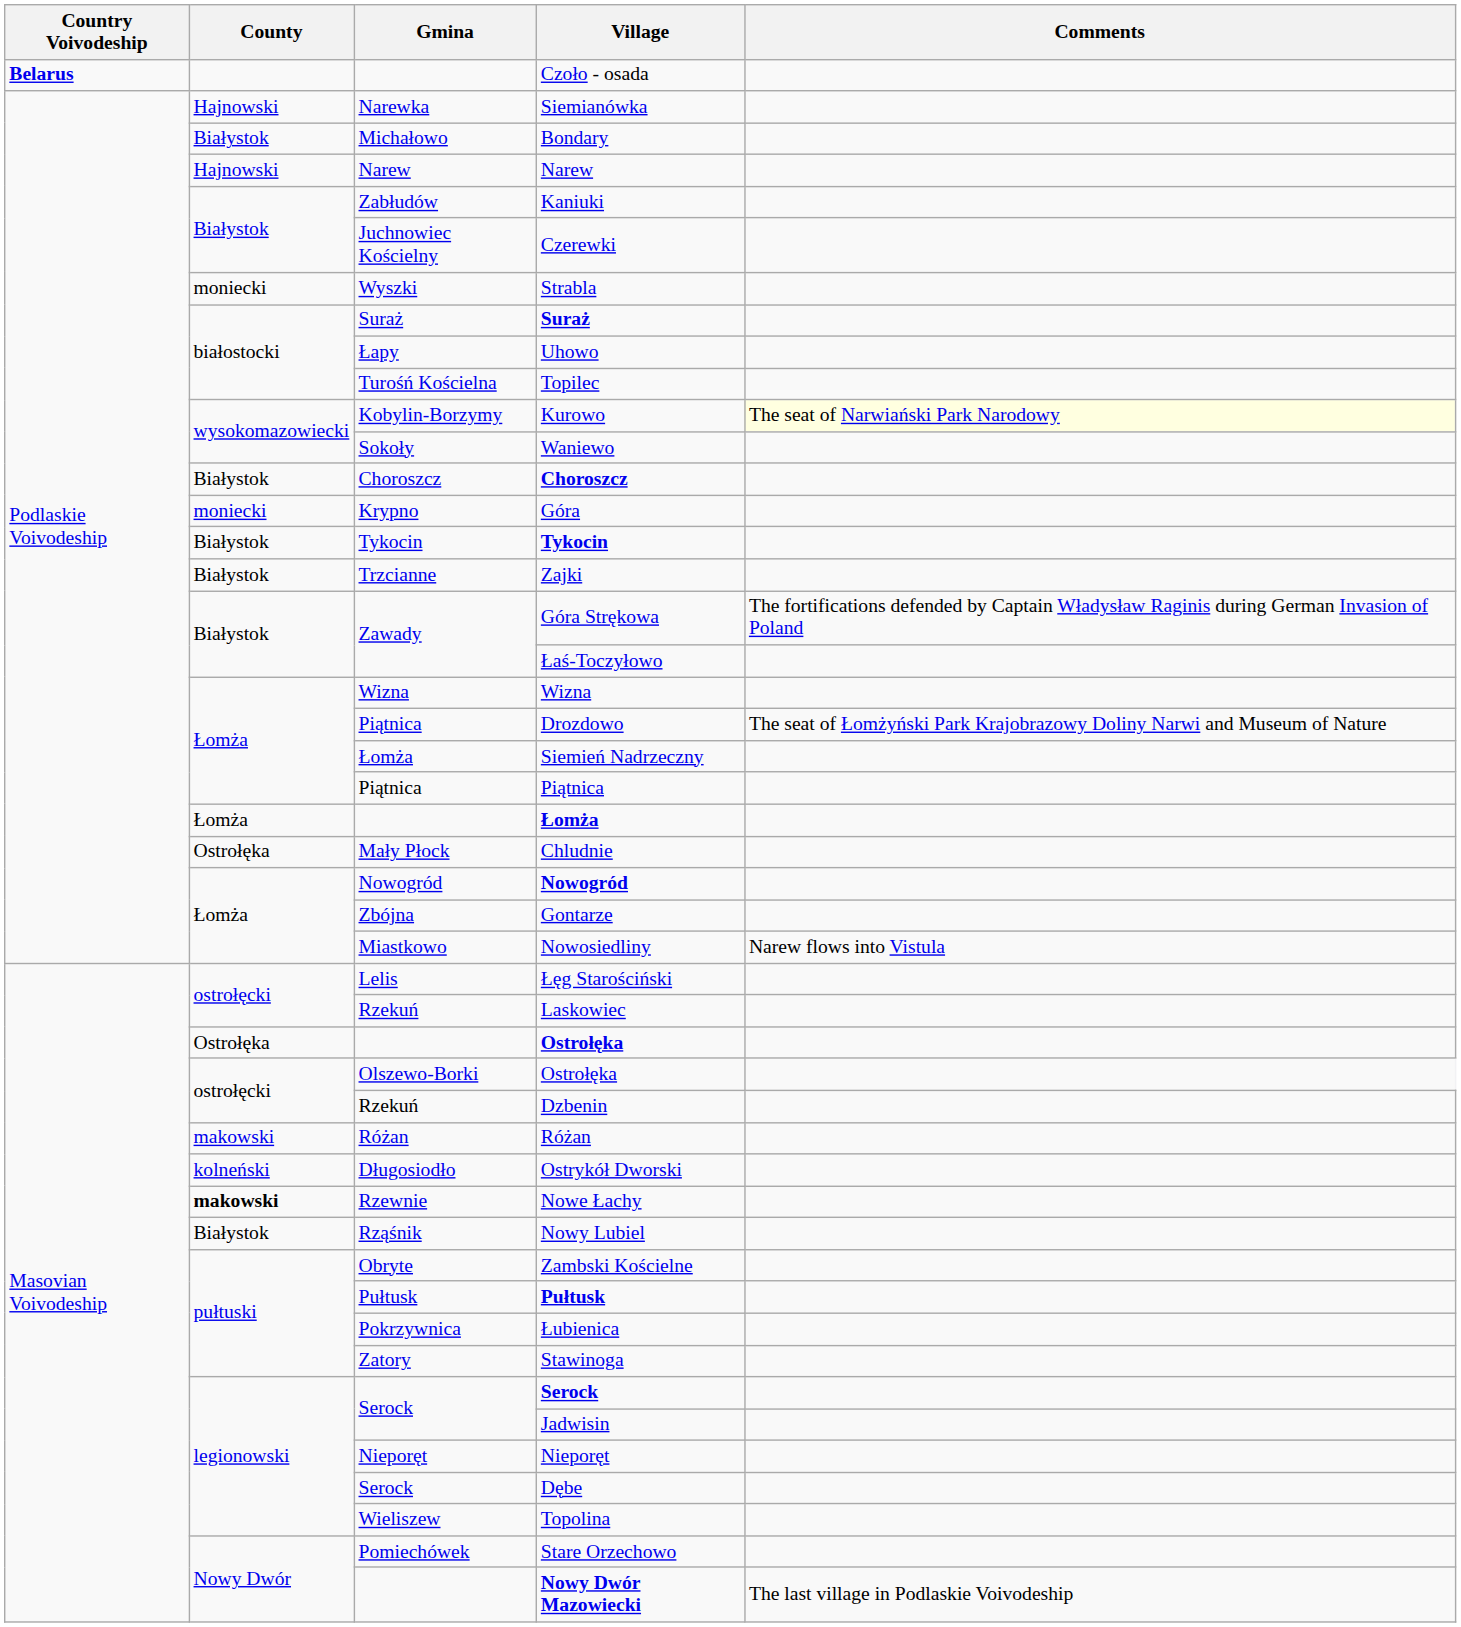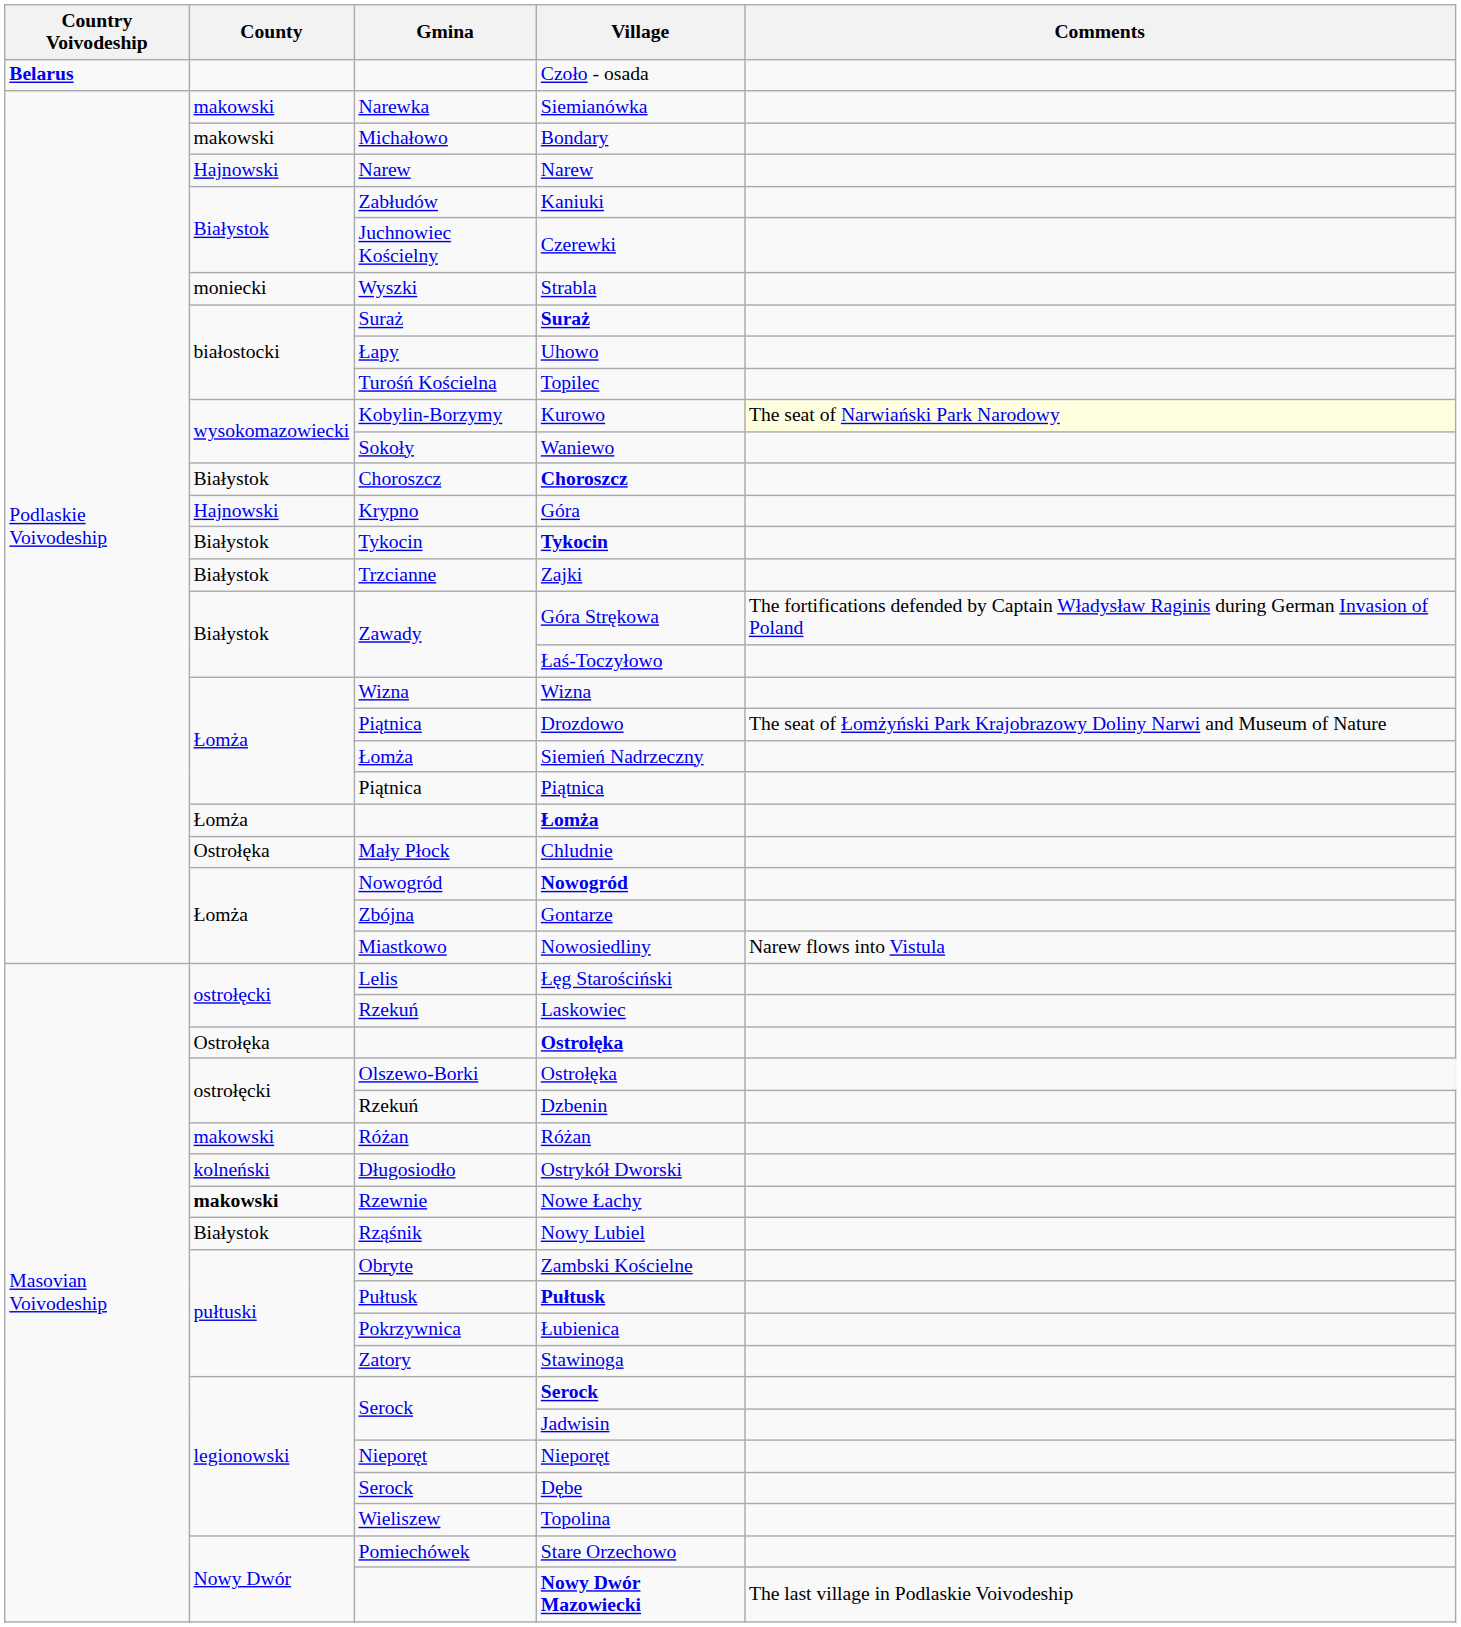(236, 106) Hajnowski -> (234, 106) makowski
(231, 138) Białystok -> (234, 138) makowski
(230, 510) moniecki -> (236, 510) Hajnowski
